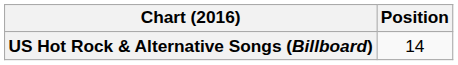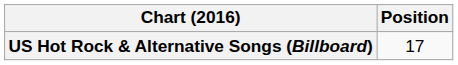(415, 45) 14 -> (415, 45) 17
